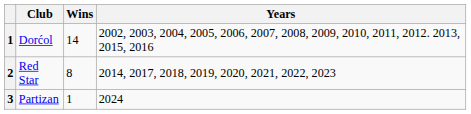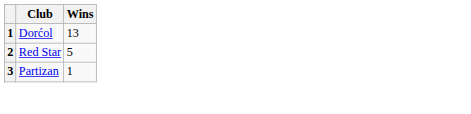- column: (281, 14)
(72, 40) 14 -> (73, 33) 13
(69, 73) 8 -> (70, 52) 5
